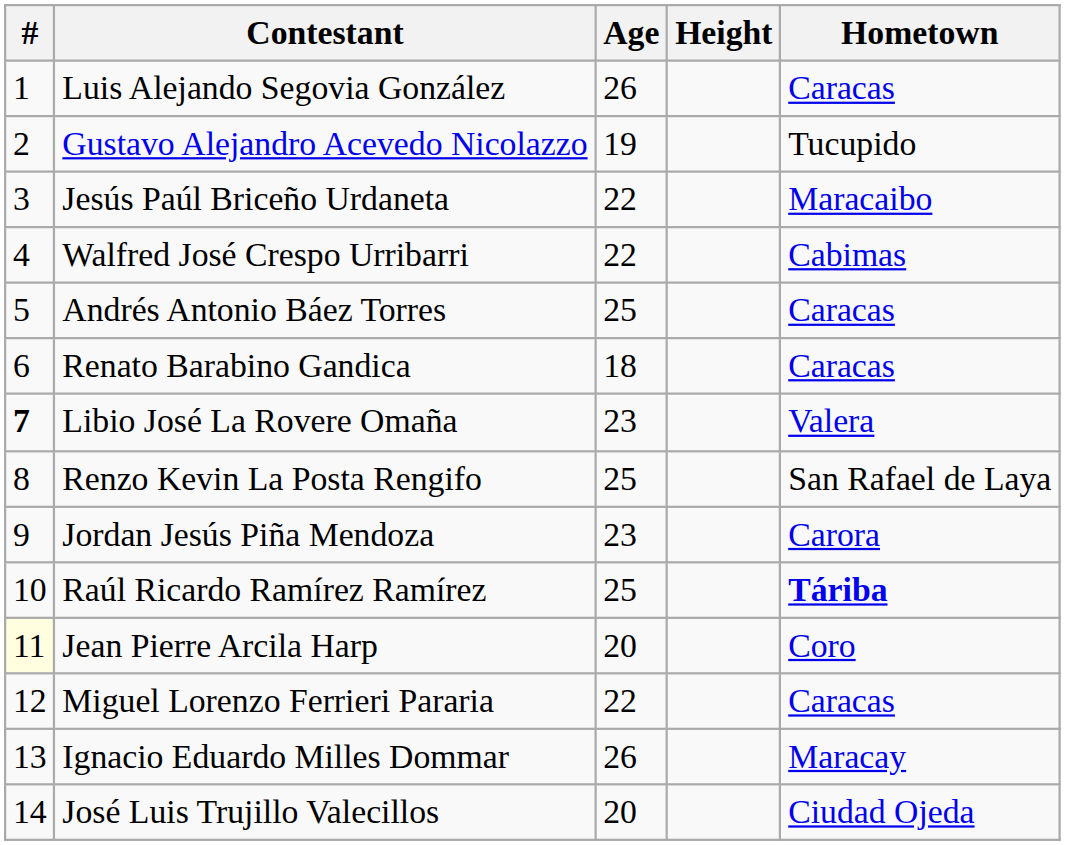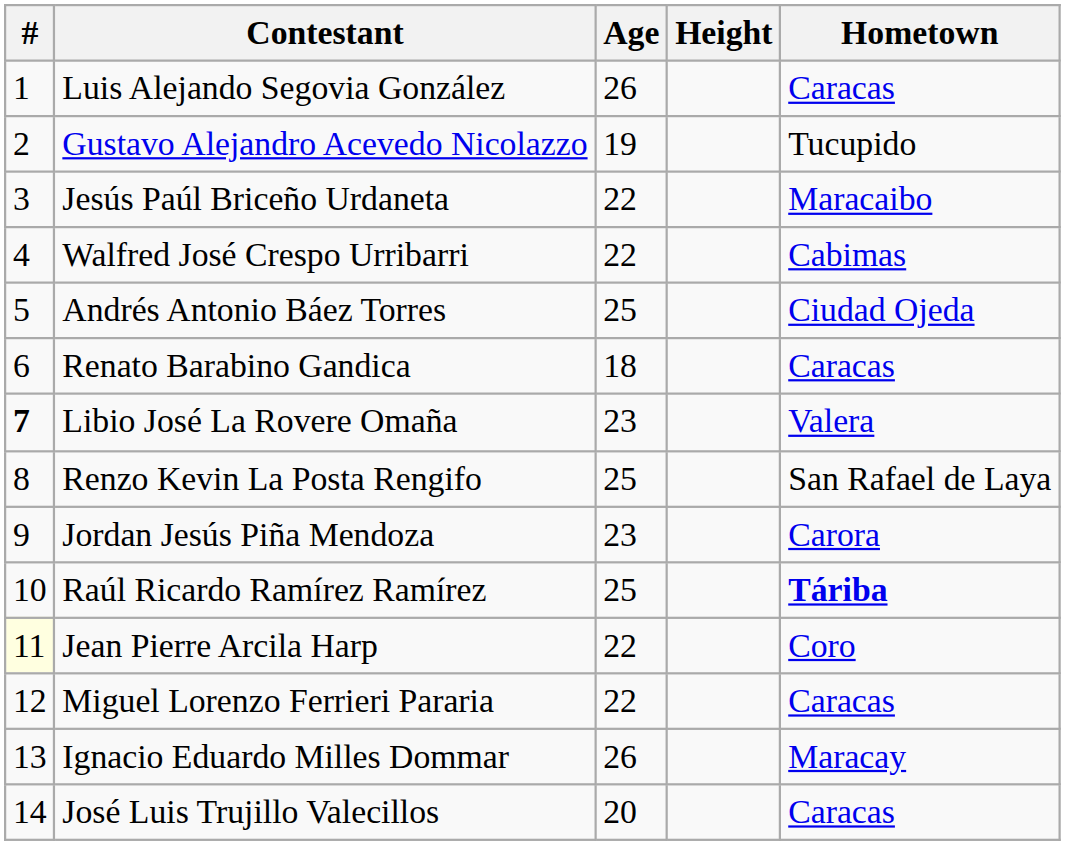(842, 310) Caracas -> (881, 310) Ciudad Ojeda
(620, 644) 20 -> (620, 644) 22
(881, 811) Ciudad Ojeda -> (842, 811) Caracas
